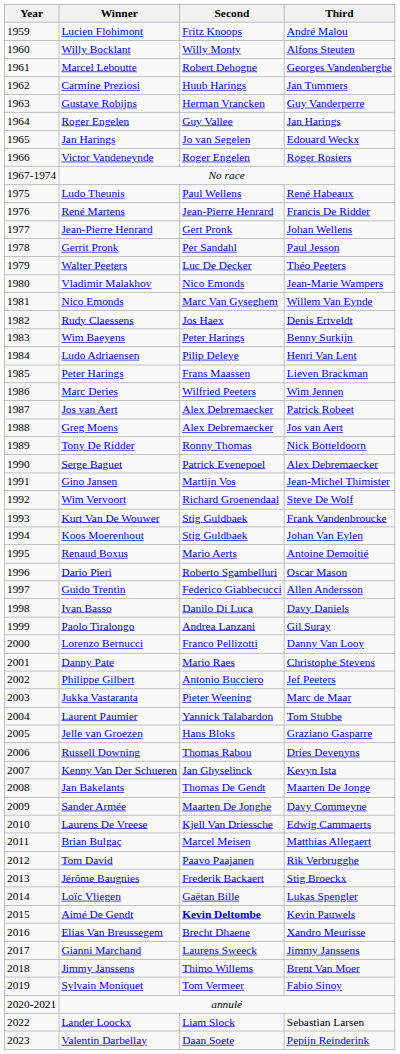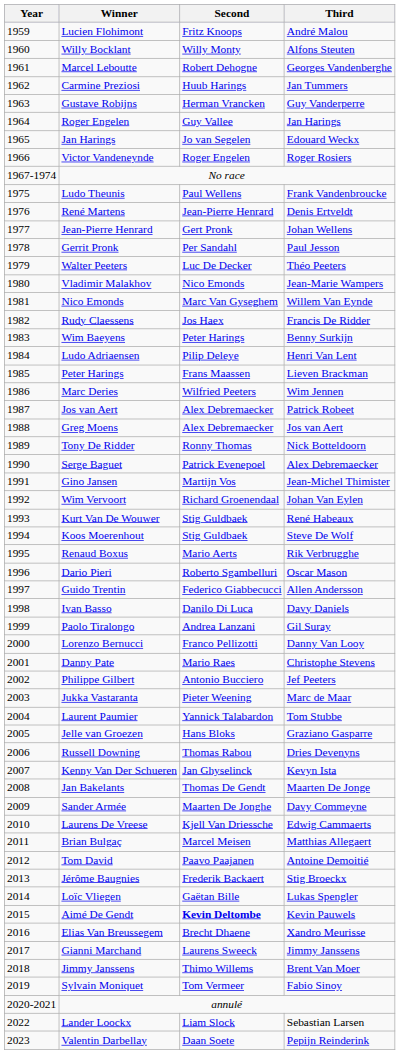(320, 193) René Habeaux -> (337, 193) Frank Vandenbroucke
(328, 211) Francis De Ridder -> (320, 211) Denis Ertveldt
(320, 319) Denis Ertveldt -> (328, 319) Francis De Ridder
(320, 499) Steve De Wolf -> (325, 499) Johan Van Eylen
(337, 517) Frank Vandenbroucke -> (320, 517) René Habeaux
(325, 535) Johan Van Eylen -> (320, 535) Steve De Wolf
(328, 553) Antoine Demoitié -> (323, 553) Rik Verbrugghe
(323, 860) Rik Verbrugghe -> (328, 860) Antoine Demoitié
